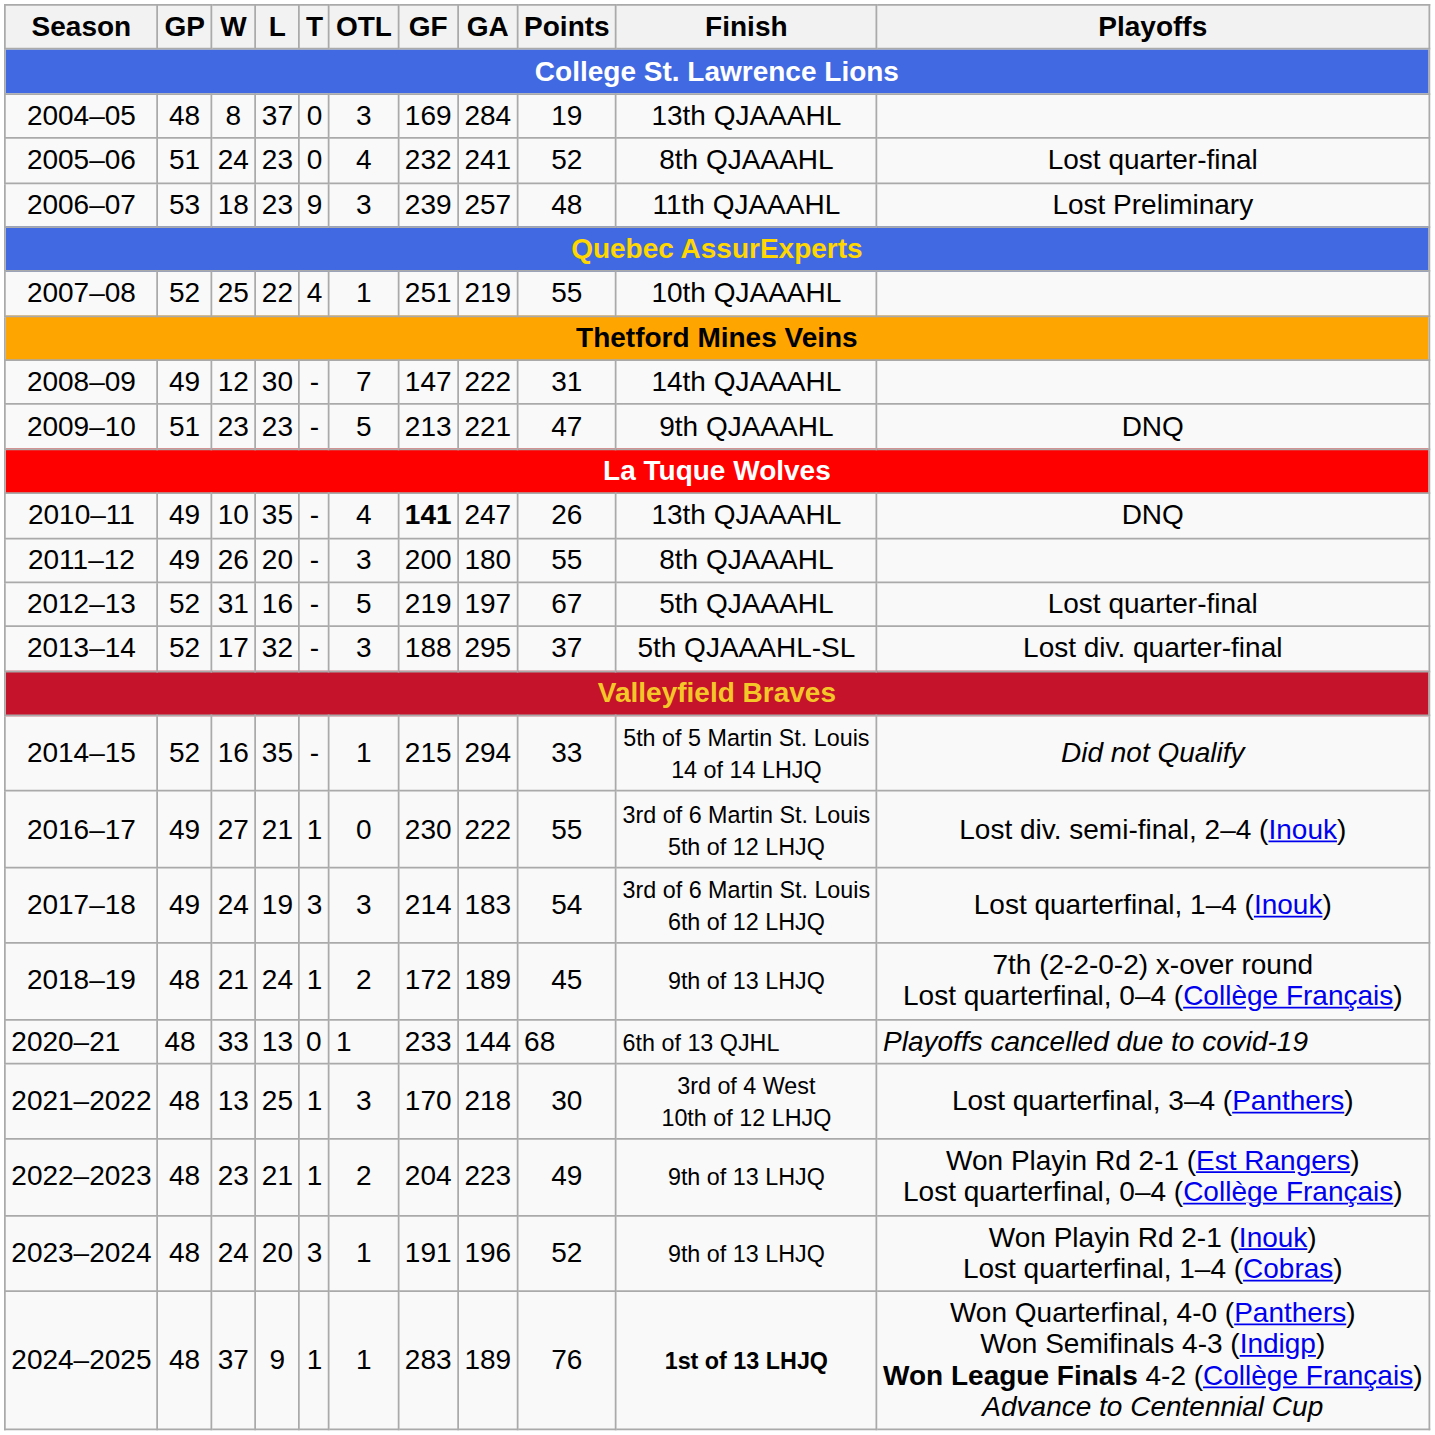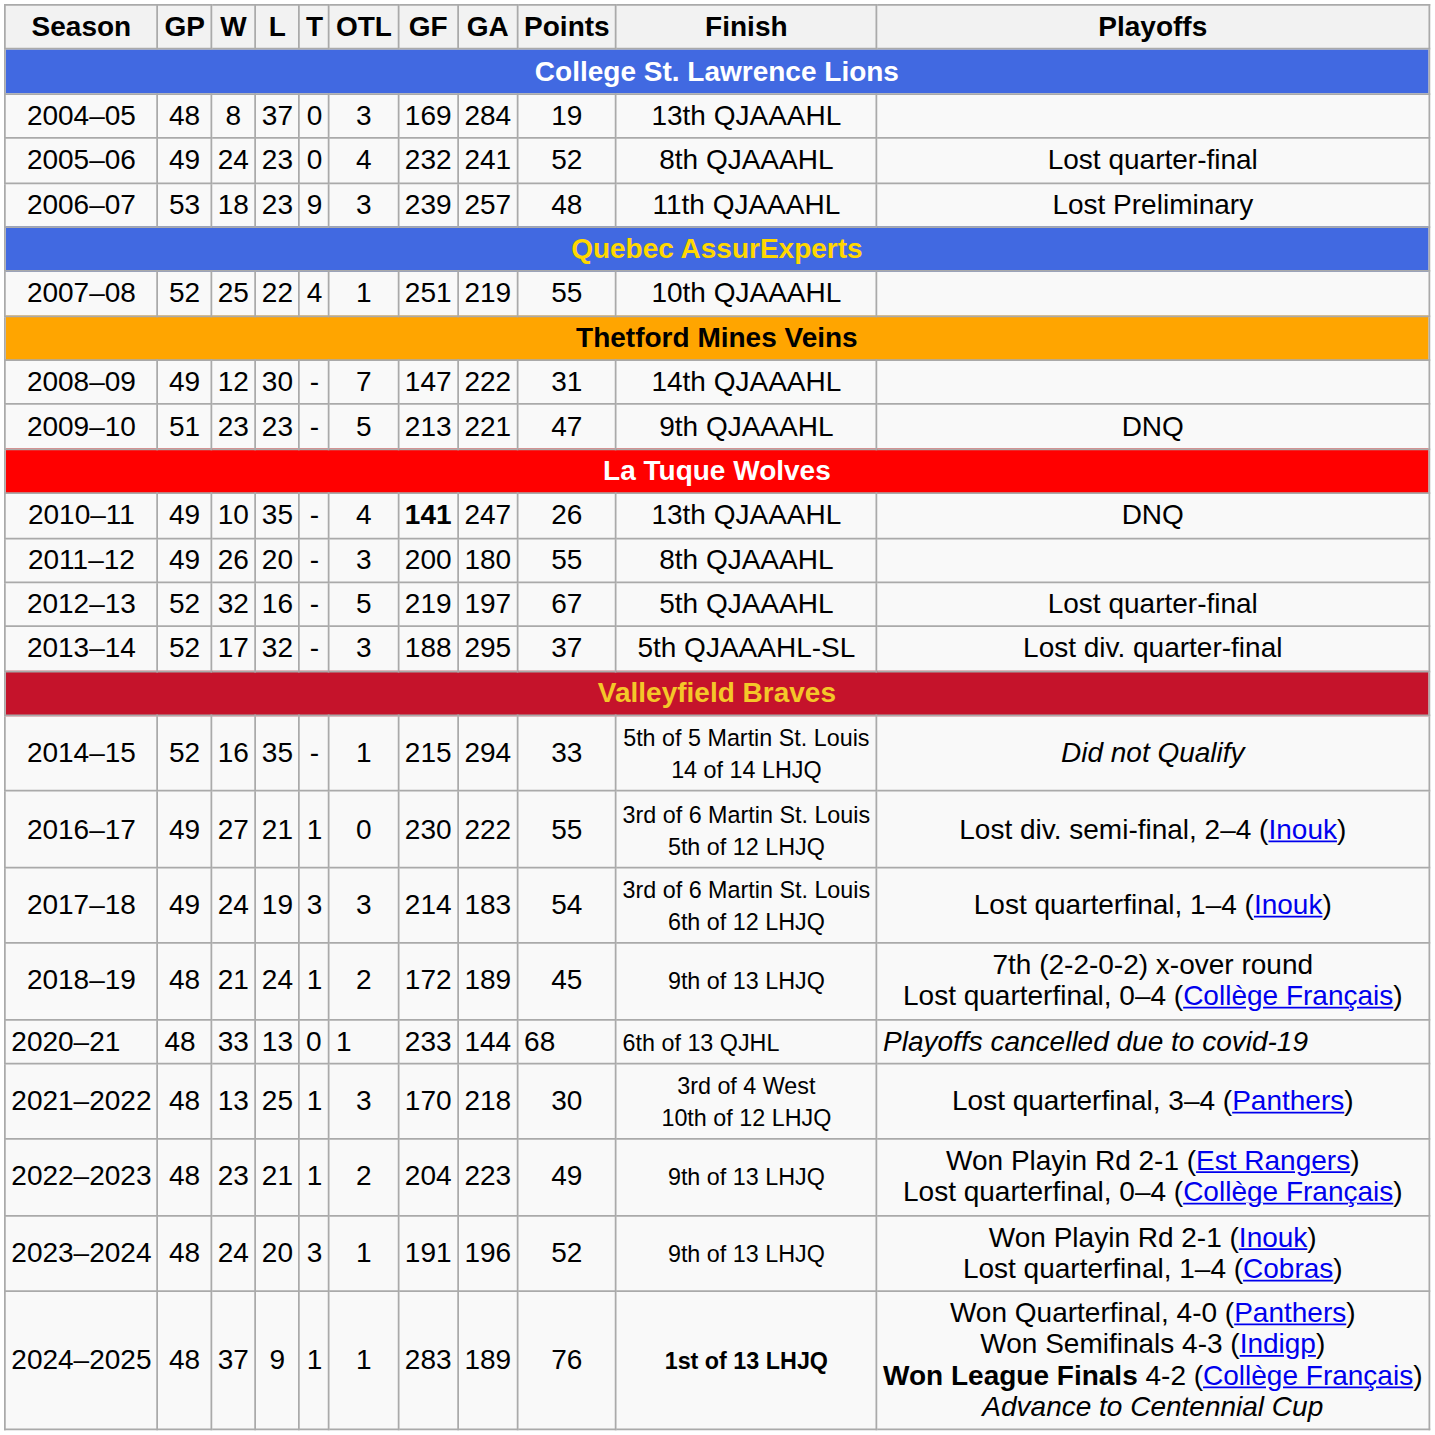(185, 159) 51 -> (185, 159) 49
(233, 603) 31 -> (233, 603) 32
